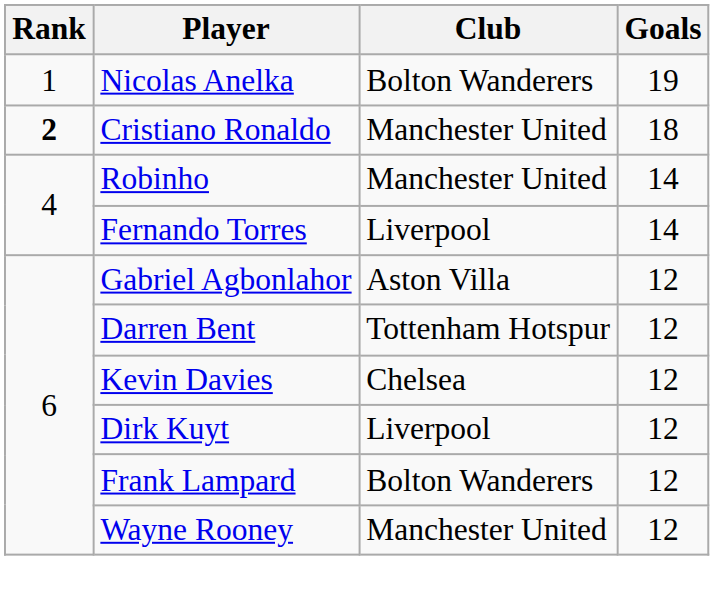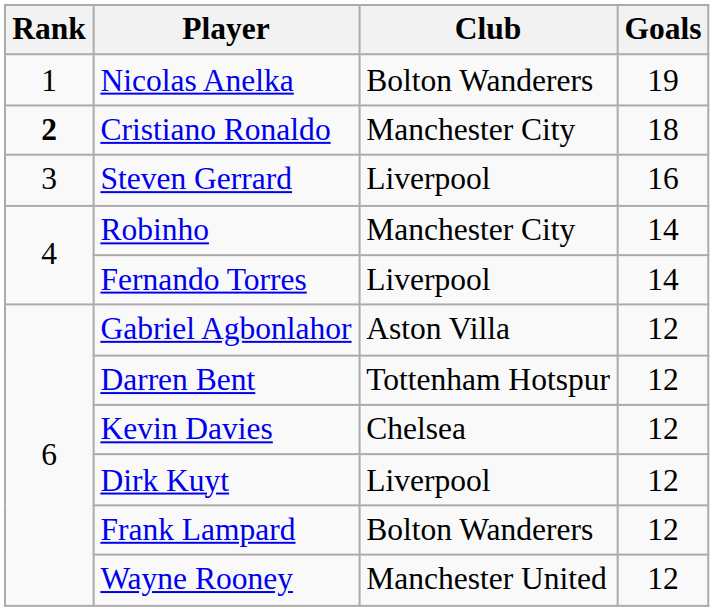(486, 129) Manchester United -> (471, 129) Manchester City
+ row: (196, 179)
(486, 179) Manchester United -> (471, 229) Manchester City
